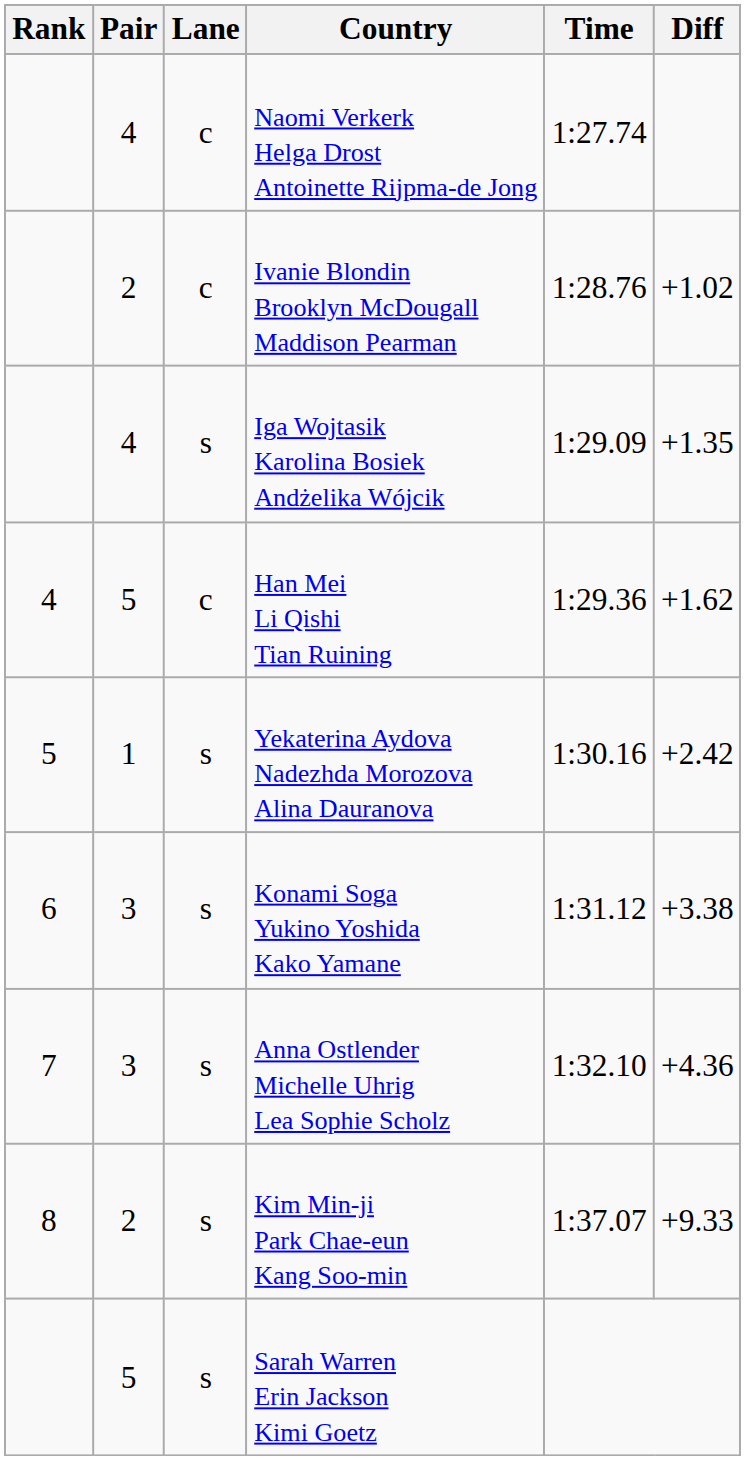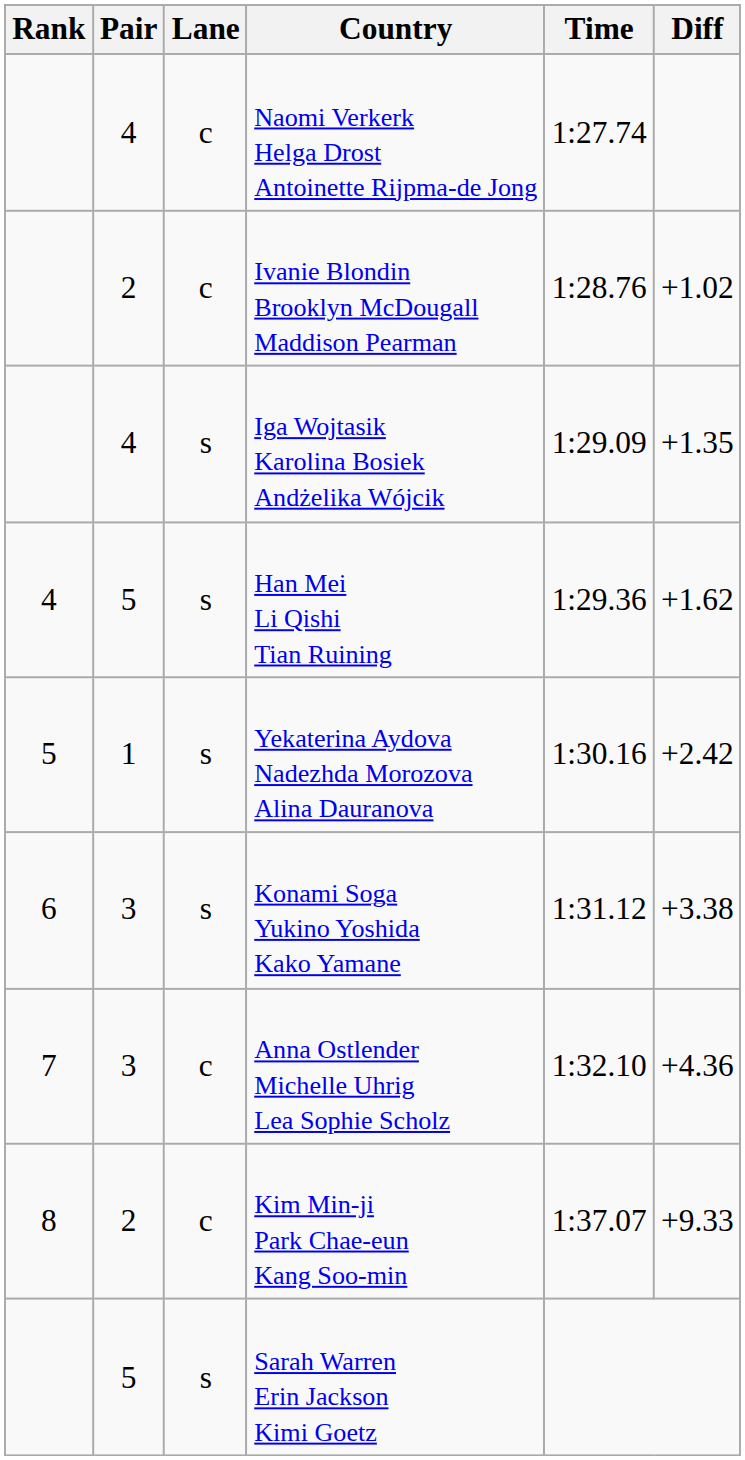(206, 598) c -> (206, 598) s
(206, 1065) s -> (206, 1065) c
(206, 1221) s -> (206, 1221) c
